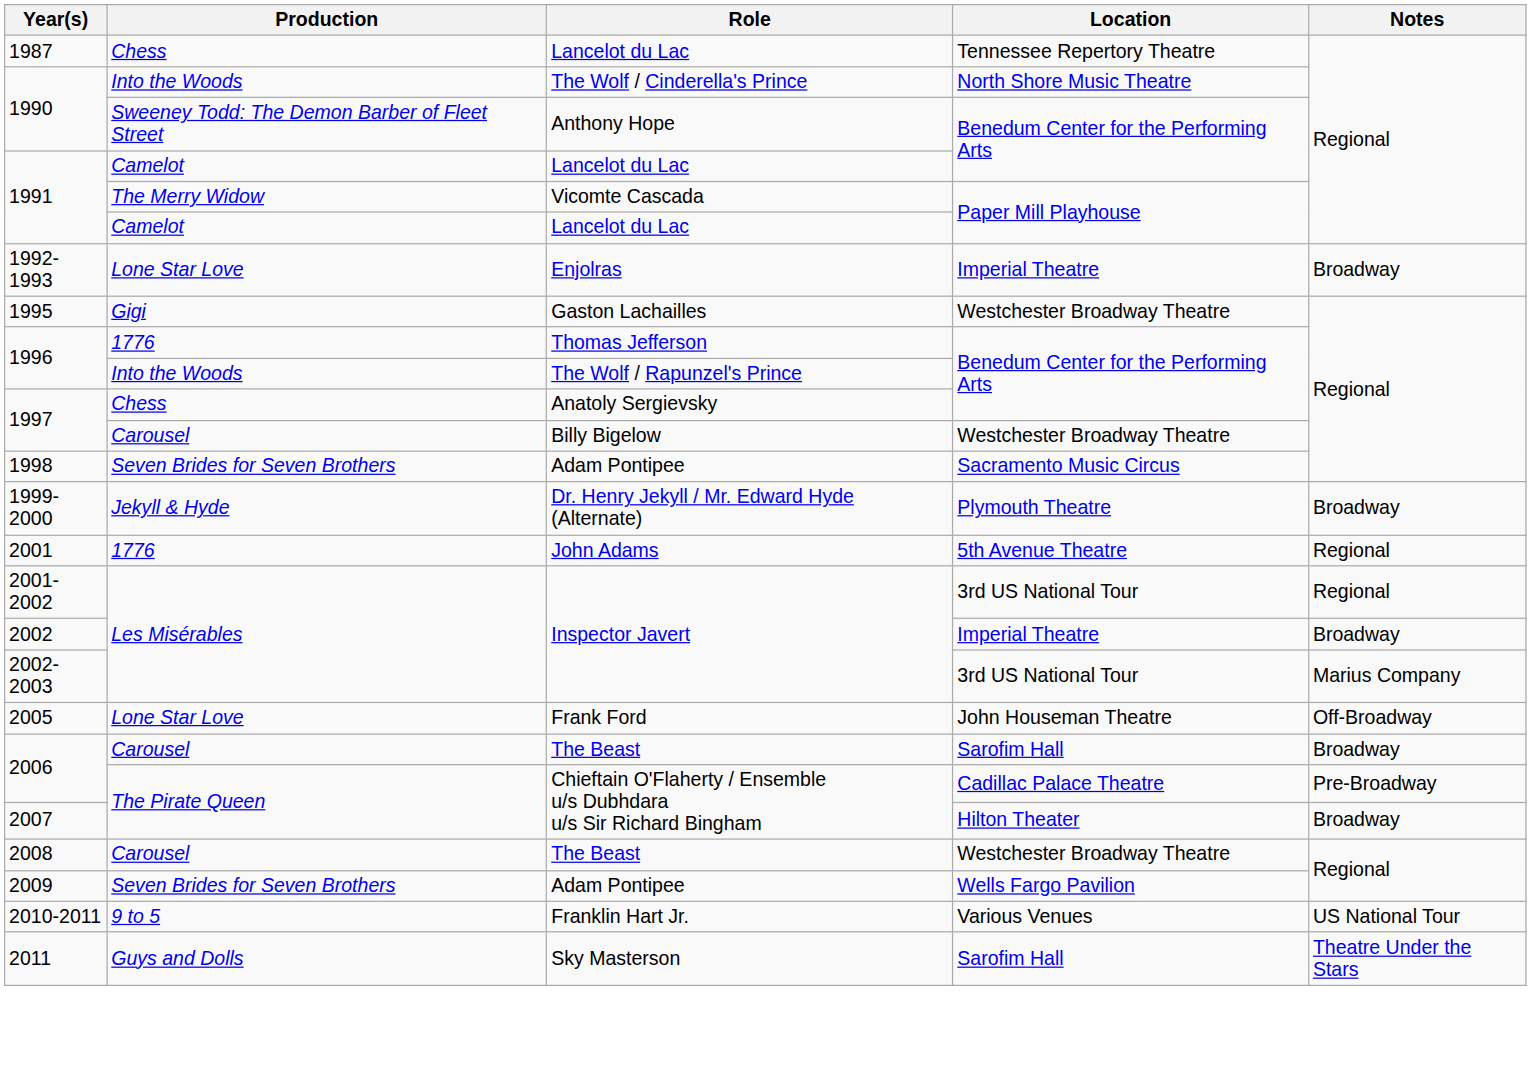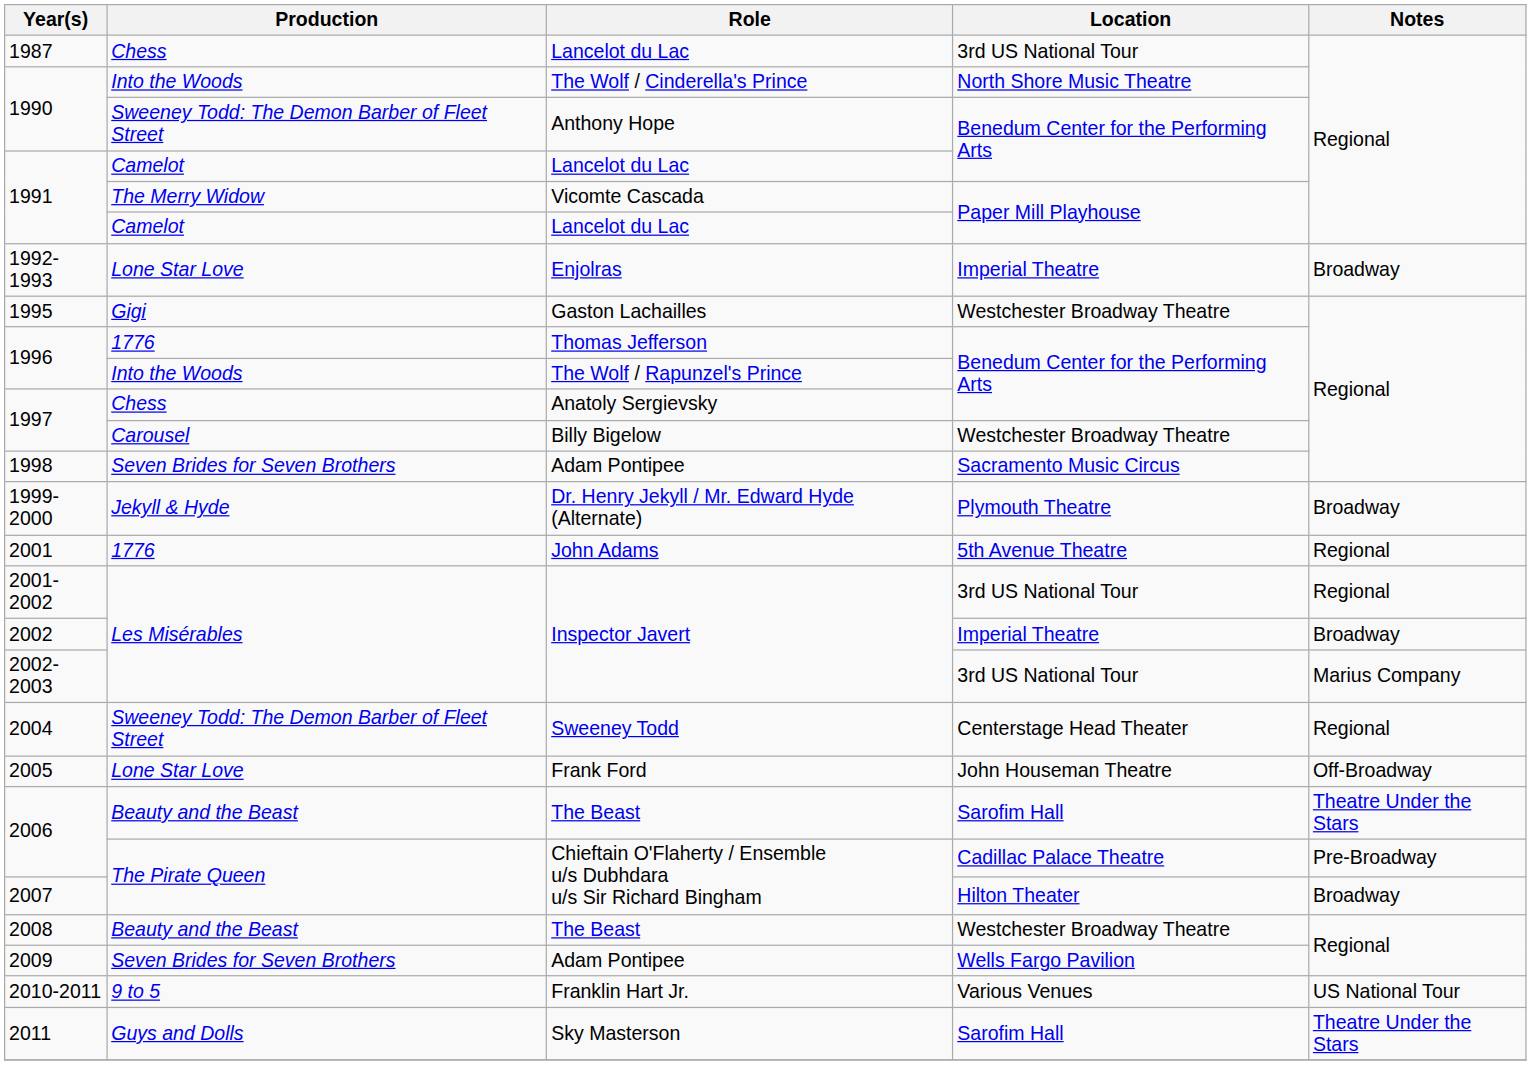(1086, 50) Tennessee Repertory Theatre -> (1048, 50) 3rd US National Tour
+ row: (31, 728)
(150, 748) Carousel -> (205, 812) Beauty and the Beast
(1356, 748) Broadway -> (1392, 812) Theatre Under the Stars
(150, 854) Carousel -> (205, 929) Beauty and the Beast
